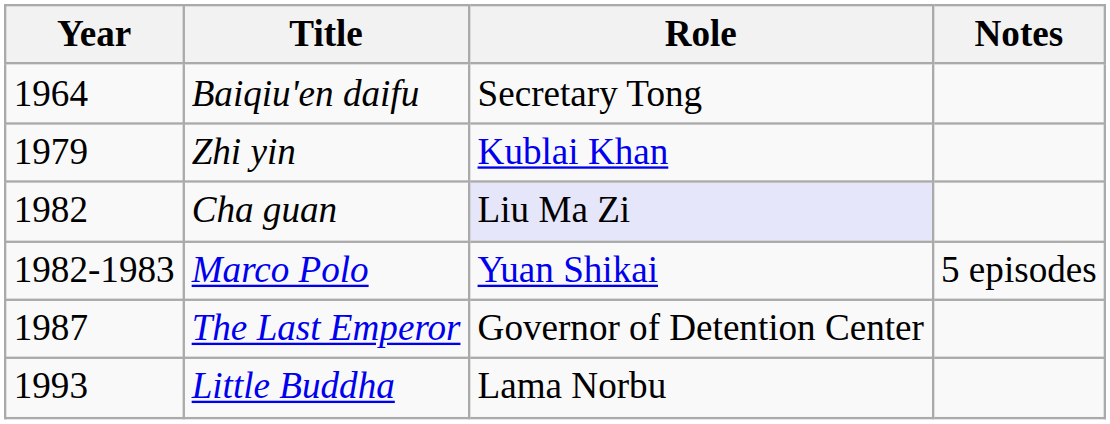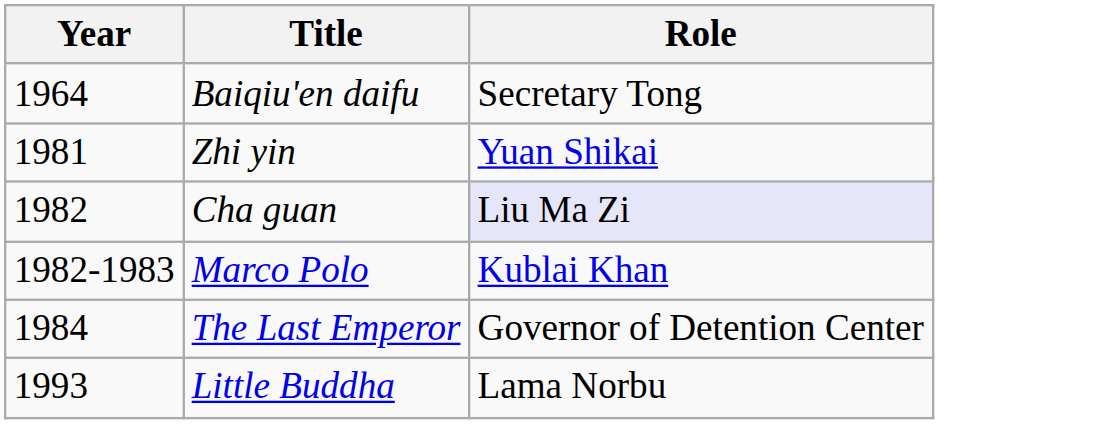- column: (1019, 33)
(51, 151) 1979 -> (51, 151) 1981
(573, 151) Kublai Khan -> (568, 151) Yuan Shikai
(568, 269) Yuan Shikai -> (573, 269) Kublai Khan
(51, 328) 1987 -> (51, 328) 1984
